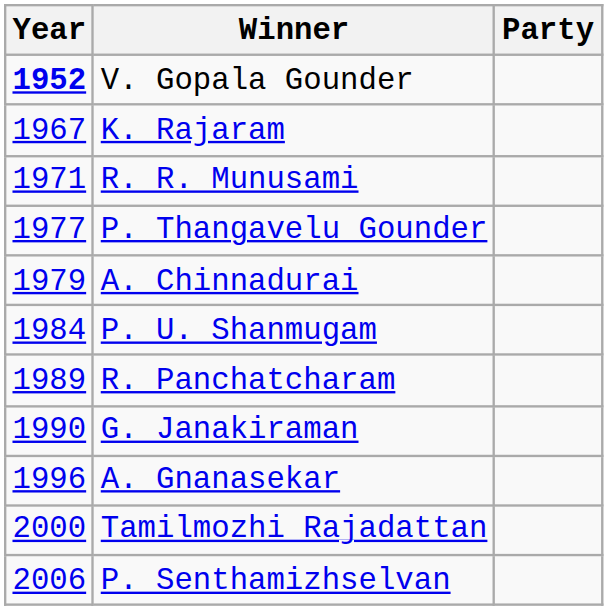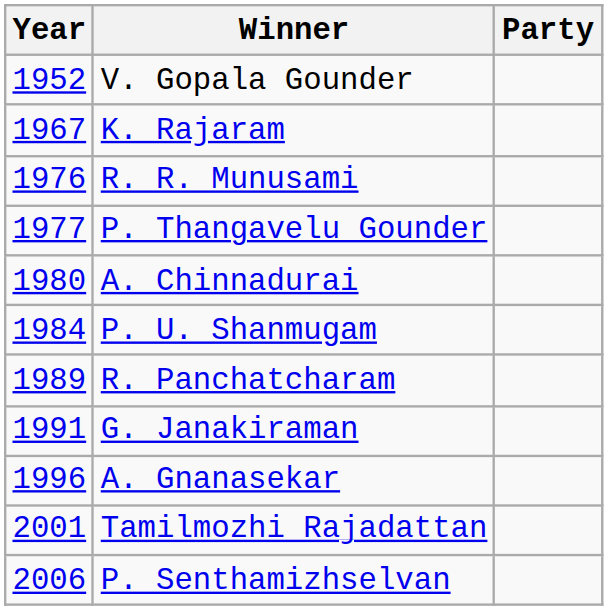(49, 80) bold -> (49, 80) normal
(49, 180) 1971 -> (49, 180) 1976
(49, 280) 1979 -> (49, 280) 1980
(49, 430) 1990 -> (49, 430) 1991
(49, 530) 2000 -> (49, 530) 2001
